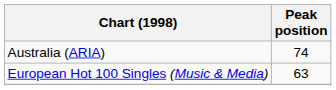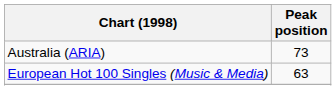(301, 52) 74 -> (301, 52) 73
